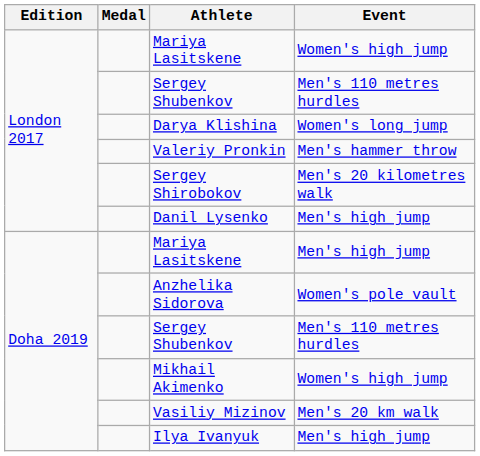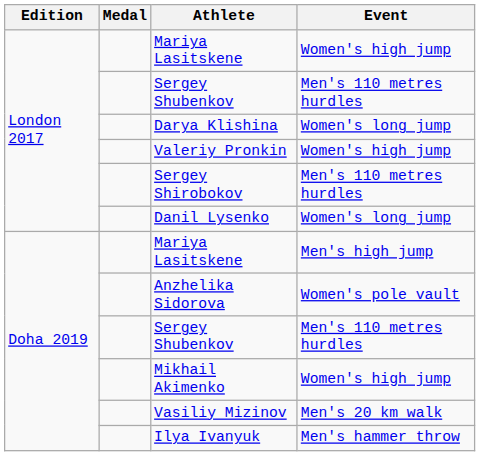(377, 151) Men's hammer throw -> (376, 151) Women's high jump
(381, 185) Men's 20 kilometres walk -> (372, 185) Men's 110 metres hurdles
(364, 218) Men's high jump -> (376, 218) Women's long jump
(364, 437) Men's high jump -> (380, 437) Men's hammer throw
